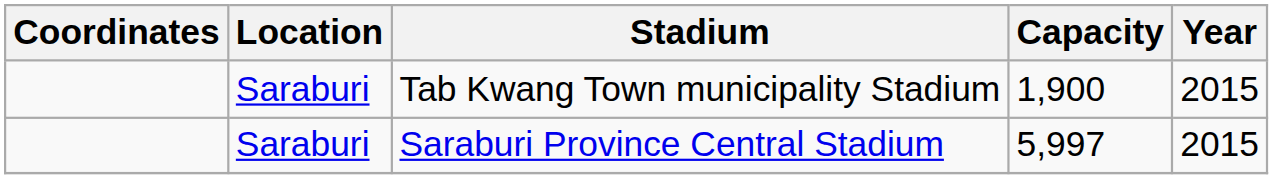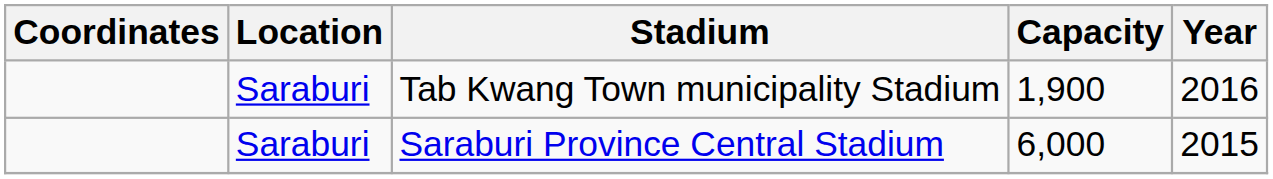(1220, 88) 2015 -> (1220, 88) 2016
(1061, 144) 5,997 -> (1061, 144) 6,000
